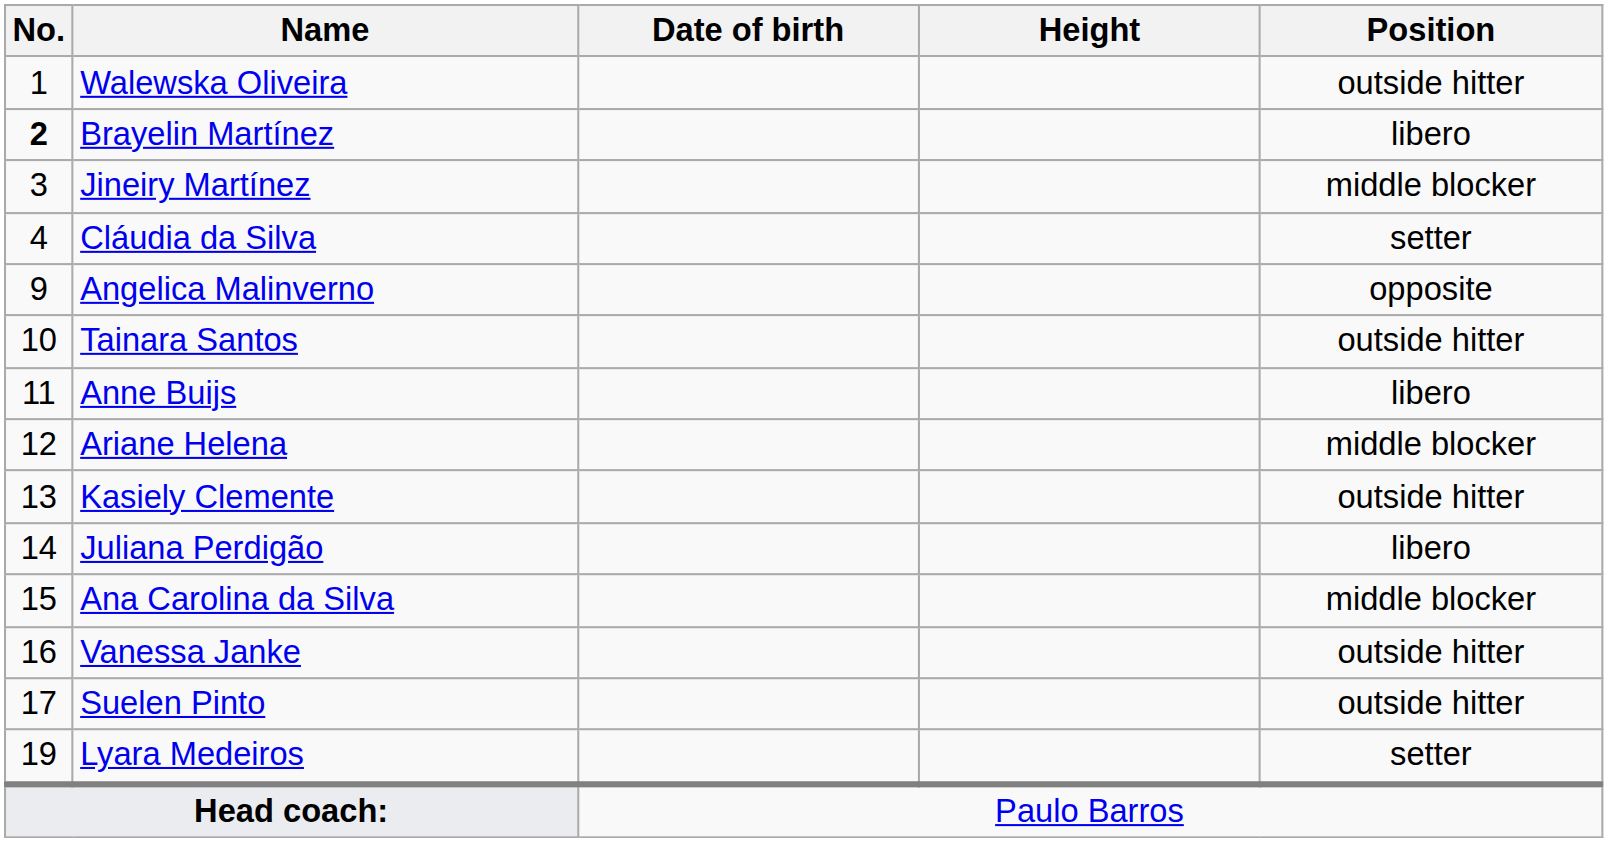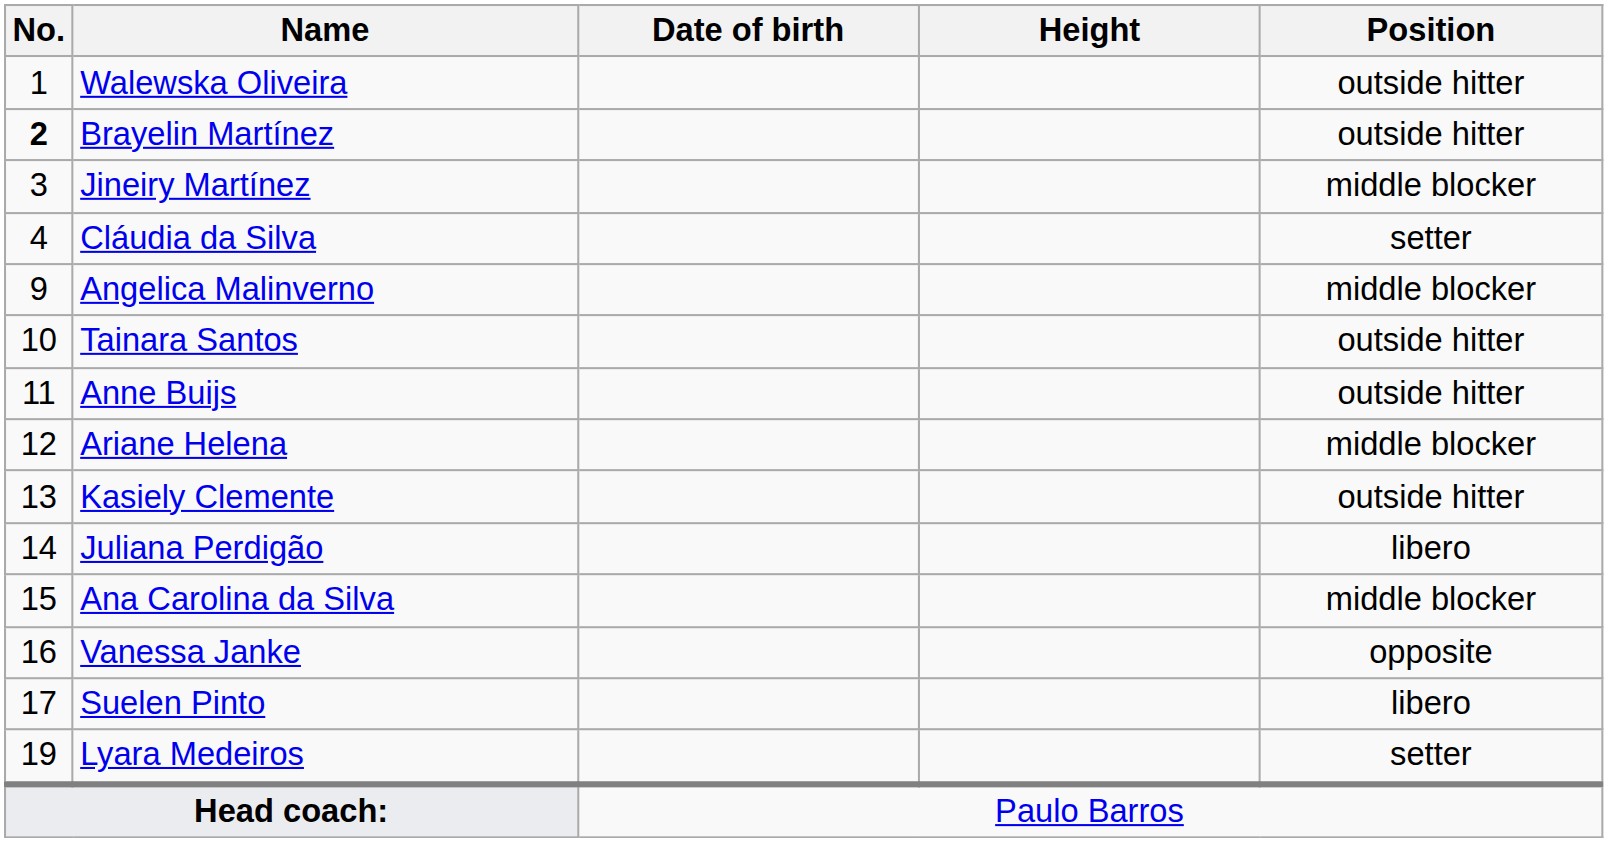(1431, 133) libero -> (1431, 133) outside hitter
(1431, 289) opposite -> (1431, 289) middle blocker
(1431, 392) libero -> (1431, 392) outside hitter
(1431, 651) outside hitter -> (1431, 651) opposite
(1431, 703) outside hitter -> (1431, 703) libero
